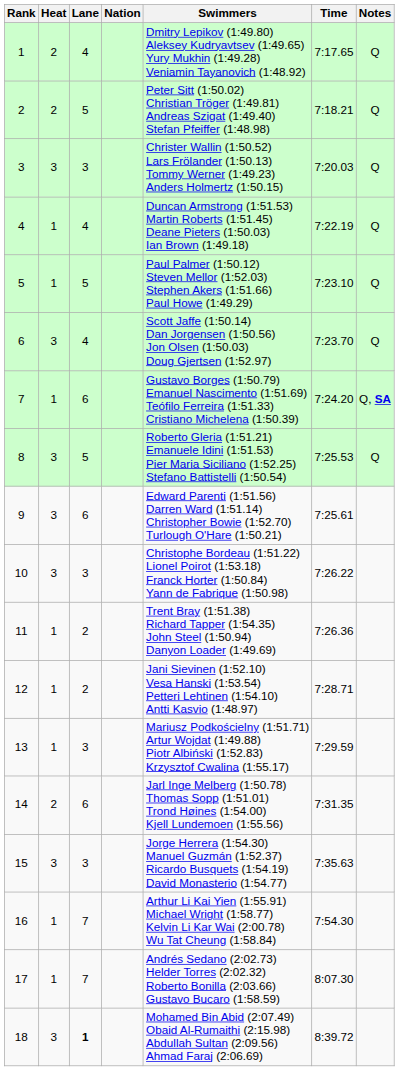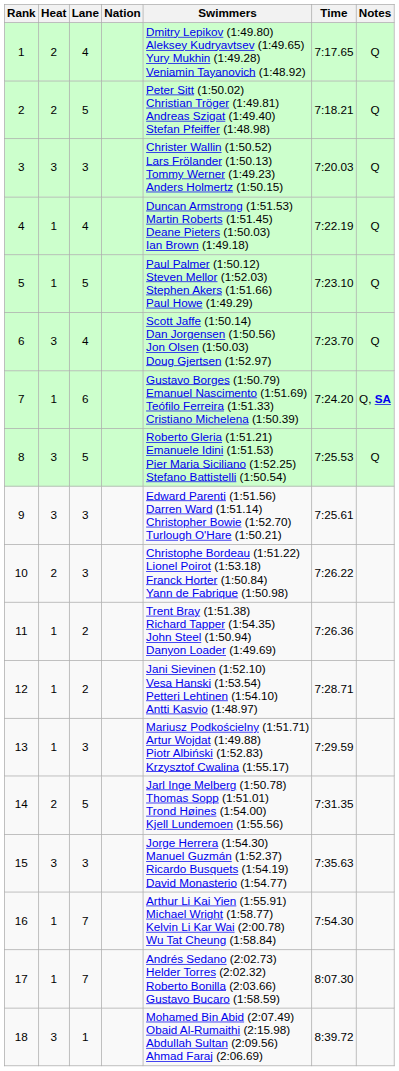(85, 515) 6 -> (85, 515) 3
(54, 573) 3 -> (54, 573) 2
(85, 805) 6 -> (85, 805) 5
(85, 1037) bold -> (85, 1037) normal
